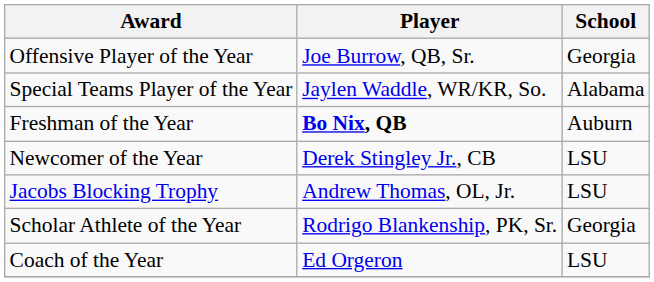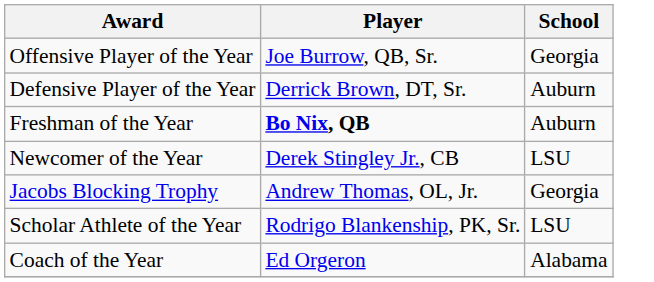+ row: (133, 89)
- row: (151, 89)
(587, 191) LSU -> (565, 191) Georgia
(601, 225) Georgia -> (550, 225) LSU
(587, 259) LSU -> (569, 259) Alabama
